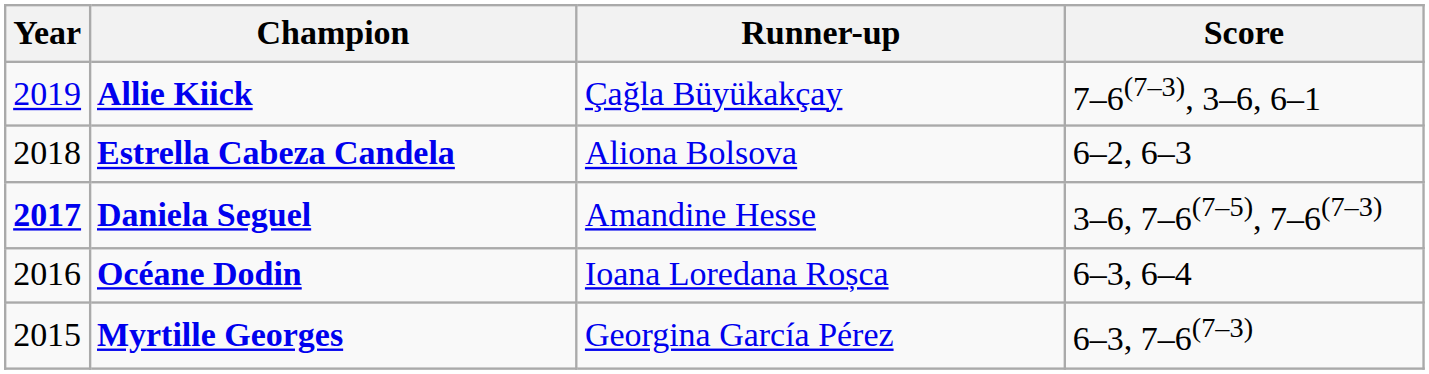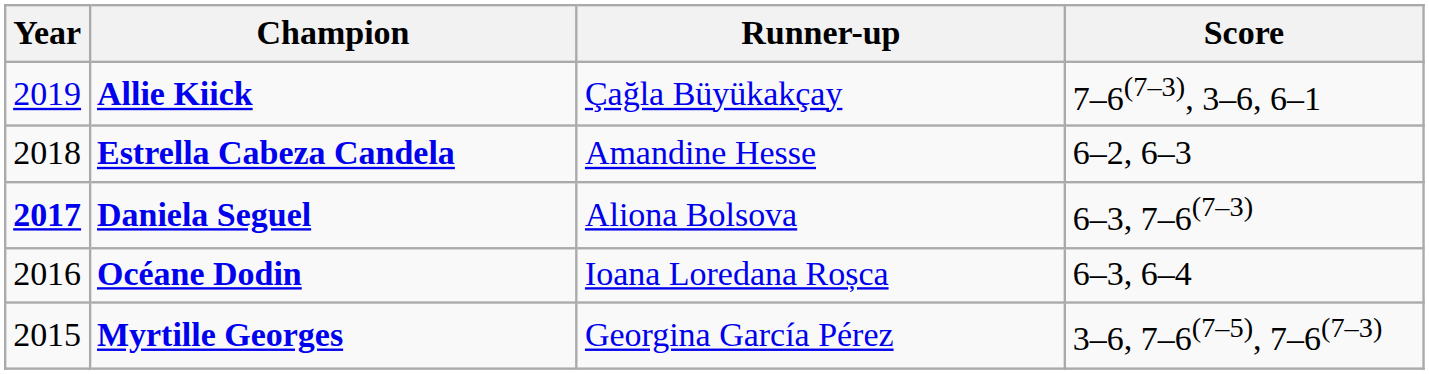(691, 153) Aliona Bolsova -> (700, 153) Amandine Hesse
(700, 214) Amandine Hesse -> (691, 214) Aliona Bolsova
(1228, 214) 3–6, 7–6(7–5), 7–6(7–3) -> (1163, 214) 6–3, 7–6(7–3)
(1163, 335) 6–3, 7–6(7–3) -> (1228, 335) 3–6, 7–6(7–5), 7–6(7–3)
